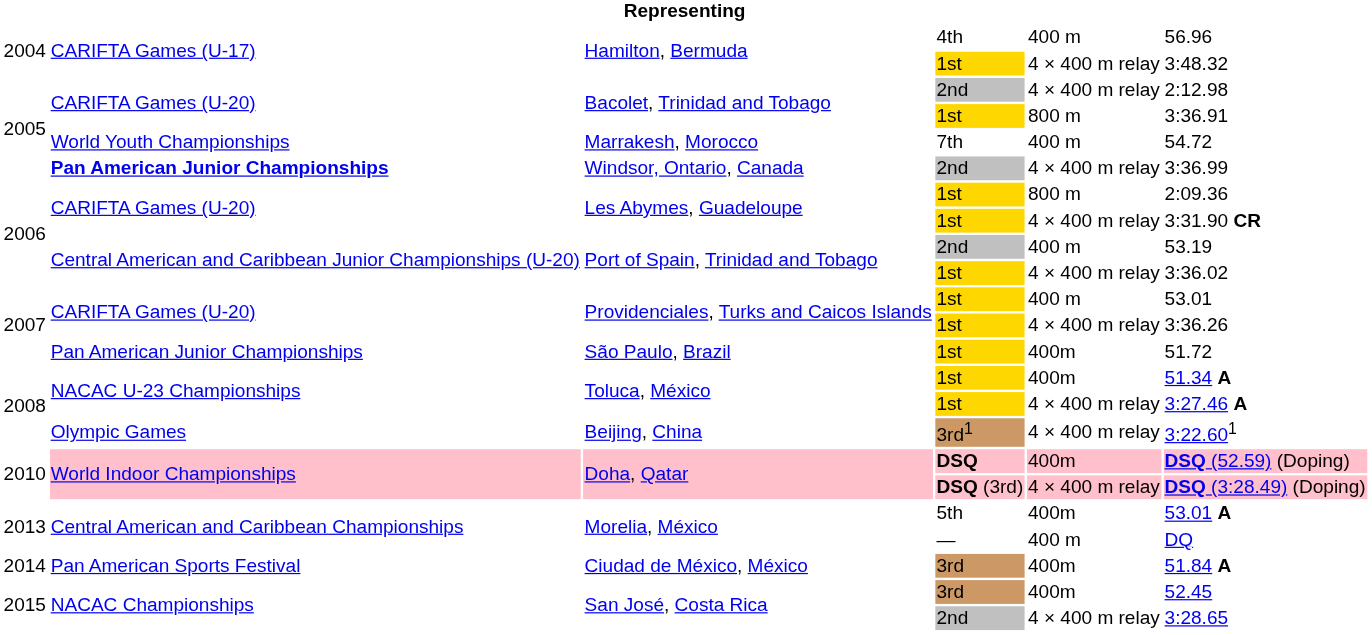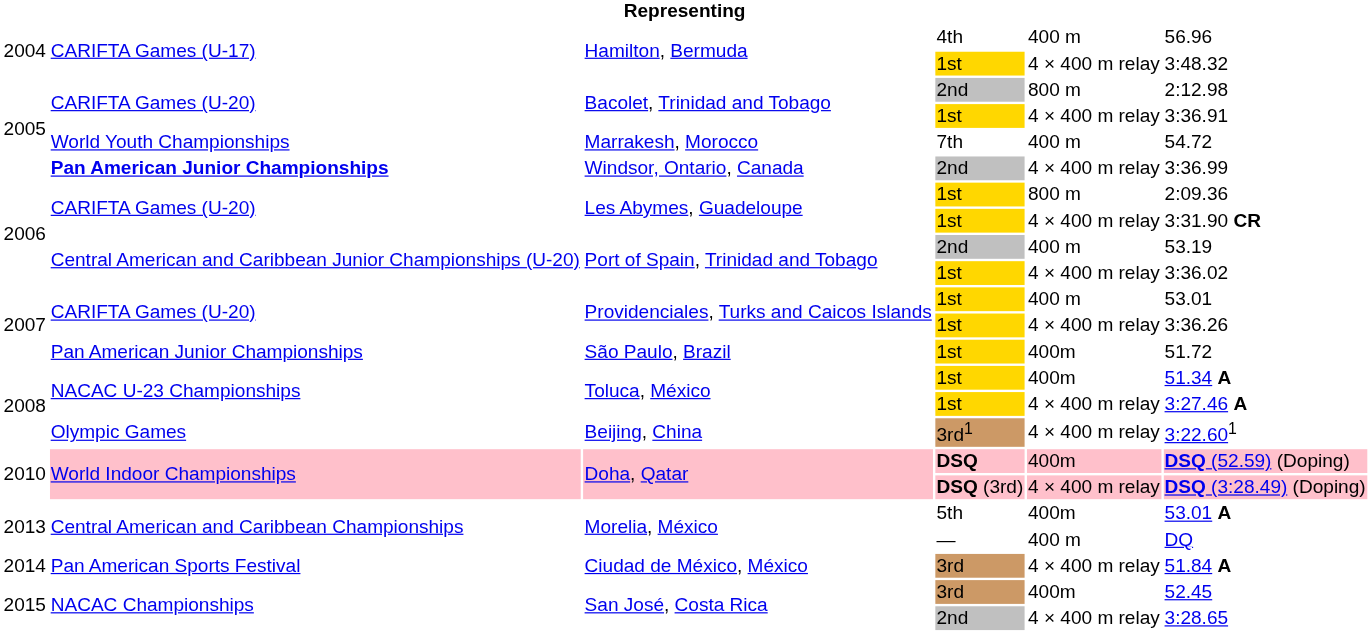(1094, 89) 4 × 400 m relay -> (1054, 89) 800 m
(1054, 115) 800 m -> (1094, 115) 4 × 400 m relay
(1052, 566) 400m -> (1094, 566) 4 × 400 m relay
